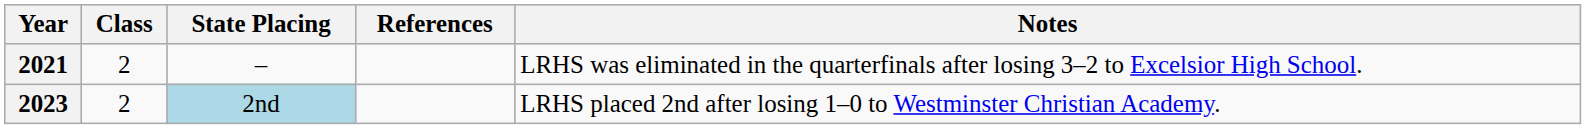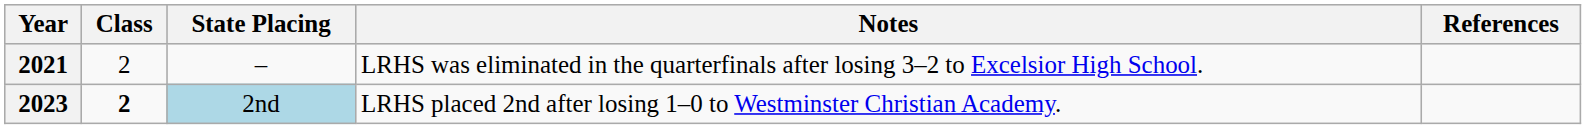columns swapped: (1048, 24) <-> (435, 24)
(124, 103) normal -> (124, 103) bold
